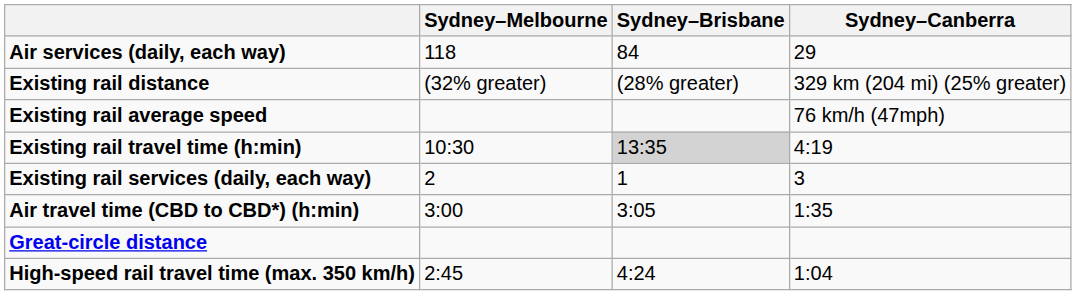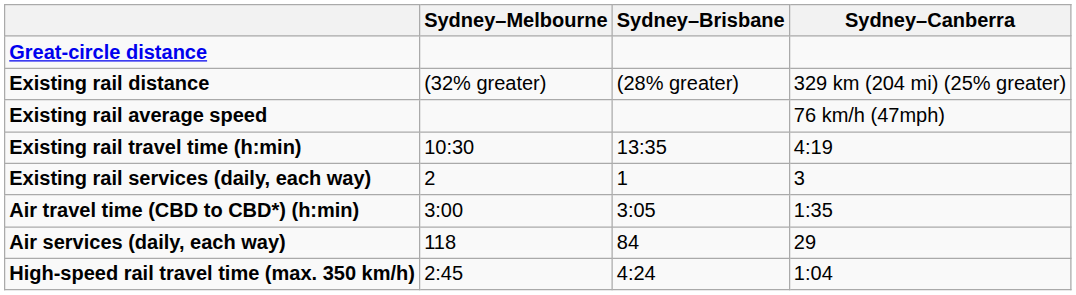rows swapped: (108, 242) <-> (147, 52)
(642, 147) lightgrey background -> (642, 147) no background
